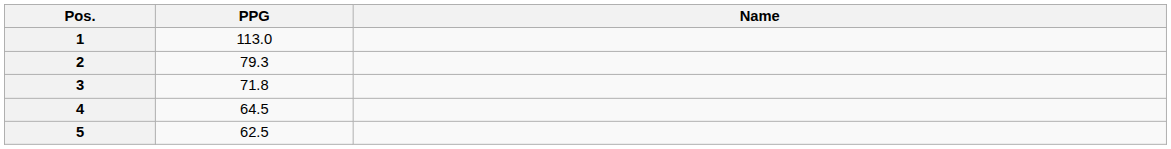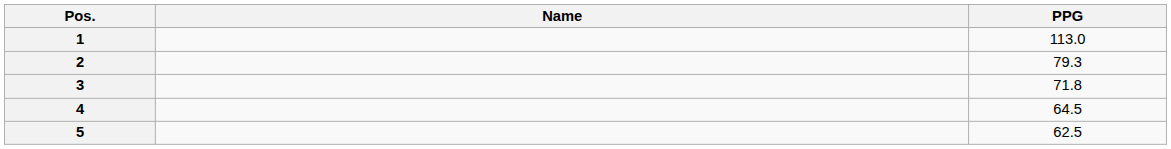columns swapped: (760, 16) <-> (254, 16)
